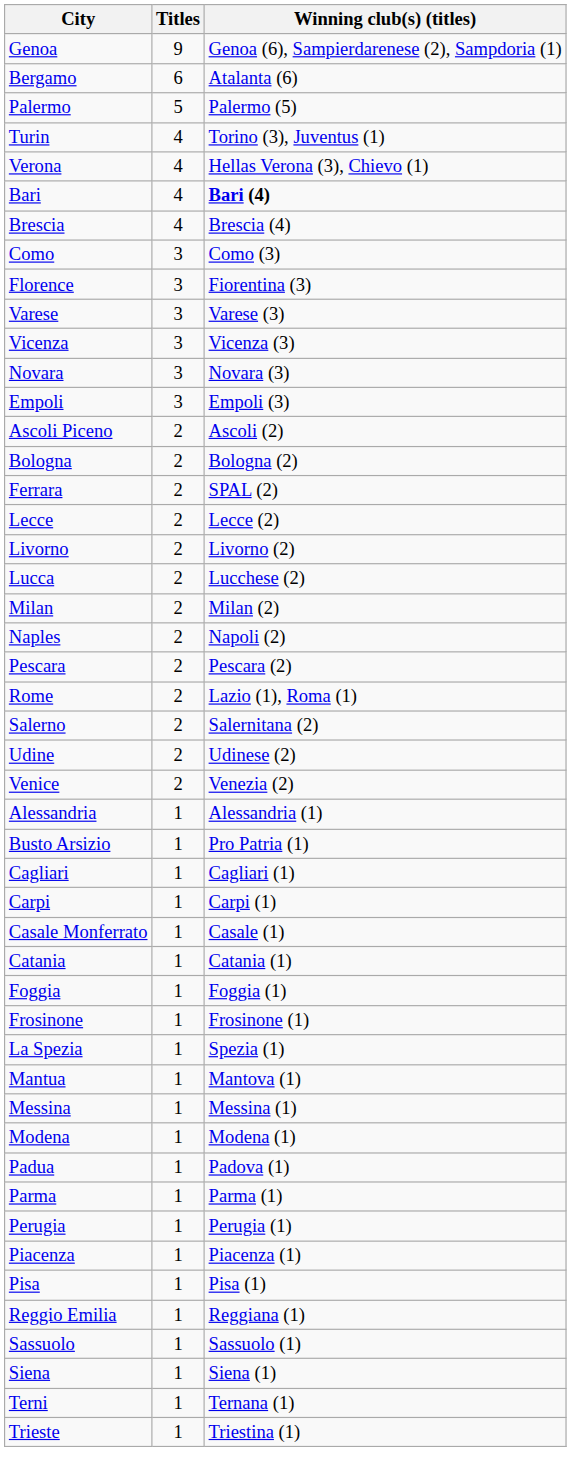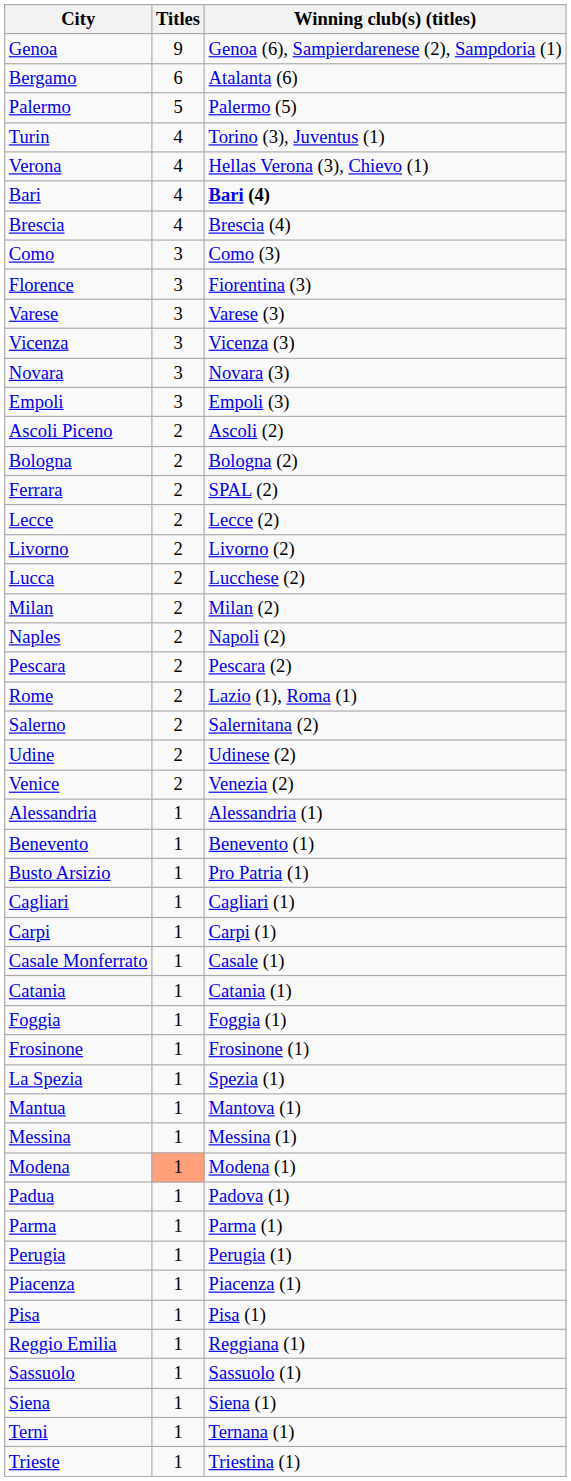+ row: (49, 843)
(178, 1137) no background -> (178, 1167) lightsalmon background
